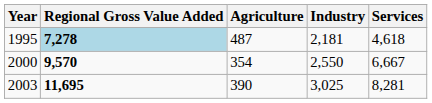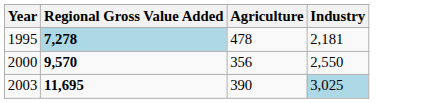- column: (398, 16)
(241, 39) 487 -> (241, 39) 478
(241, 62) 354 -> (241, 62) 356
(327, 86) no background -> (327, 86) lightblue background
